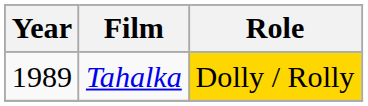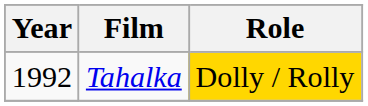(42, 76) 1989 -> (42, 76) 1992
